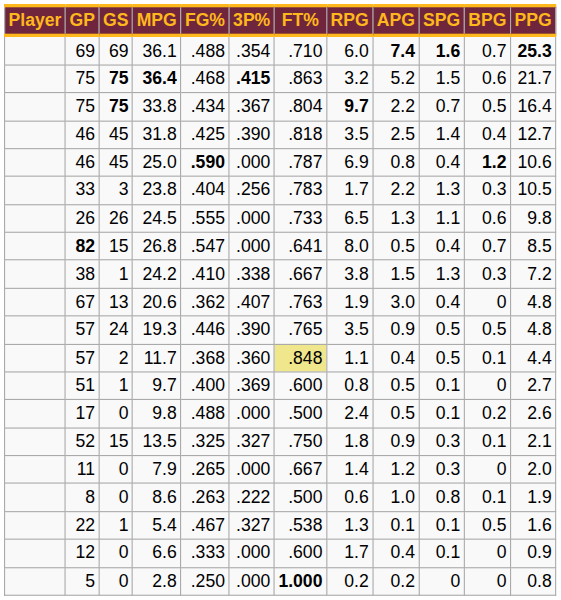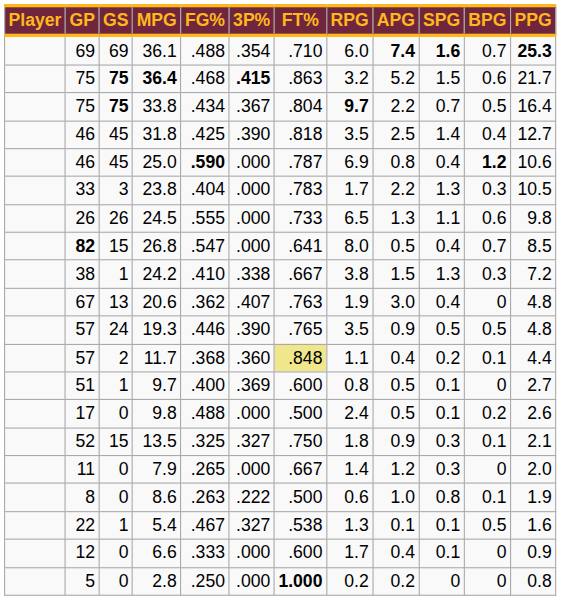(253, 190) .256 -> (253, 190) .000
(448, 357) 0.5 -> (448, 357) 0.2
